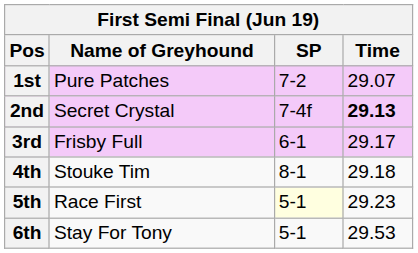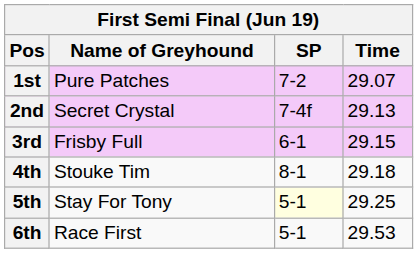(372, 111) bold -> (372, 111) normal
(372, 141) 29.17 -> (372, 141) 29.15
(98, 202) Race First -> (113, 202) Stay For Tony
(372, 202) 29.23 -> (372, 202) 29.25
(113, 232) Stay For Tony -> (98, 232) Race First
